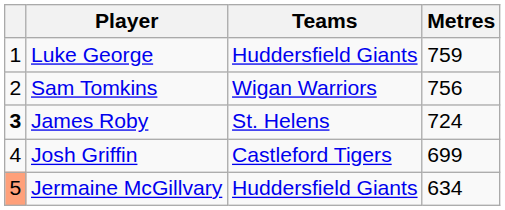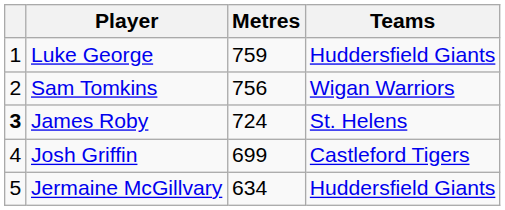columns swapped: (325, 21) <-> (461, 21)
(15, 188) lightsalmon background -> (15, 188) no background
